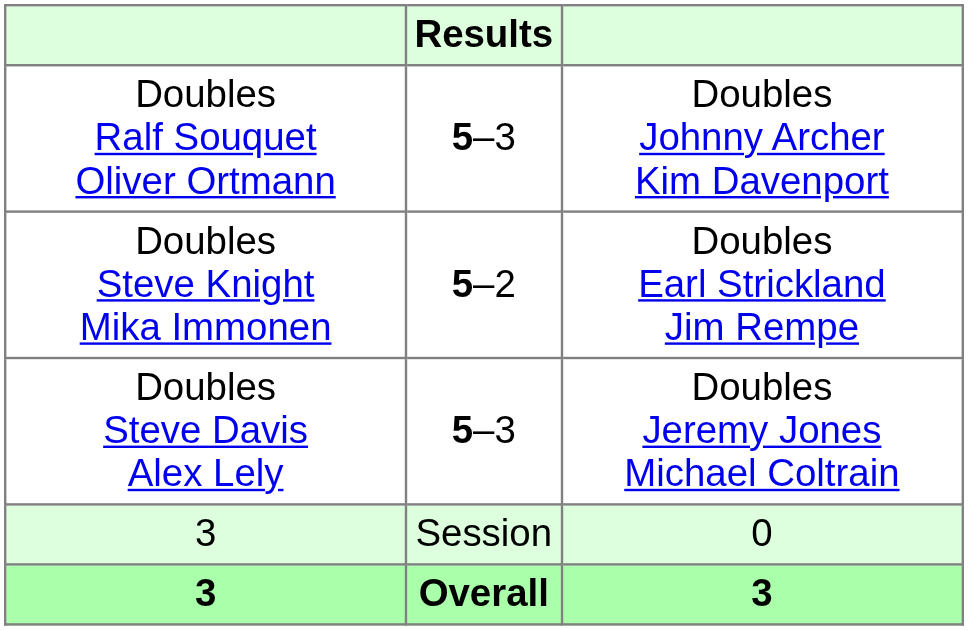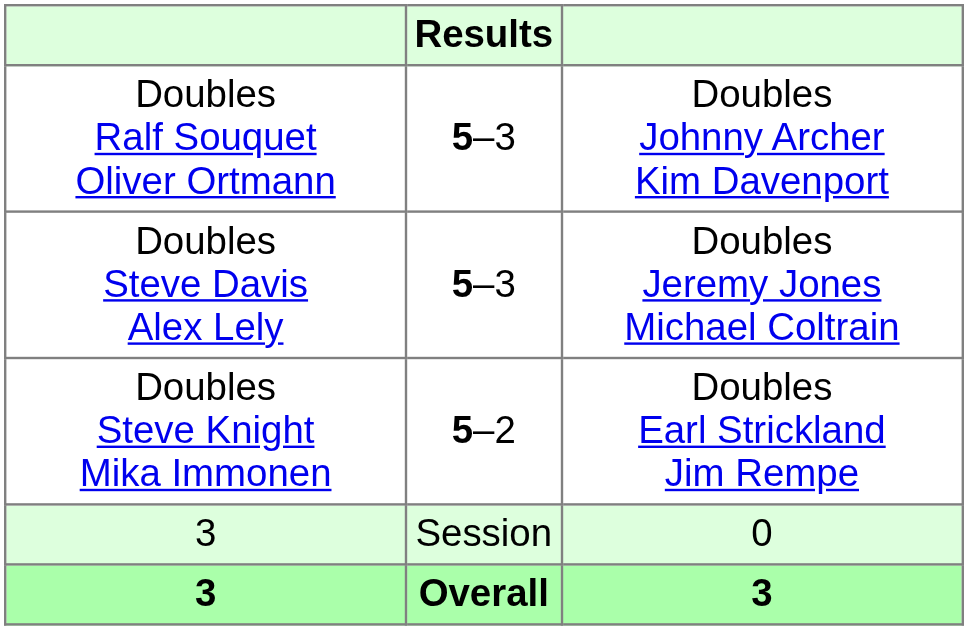rows swapped: (206, 284) <-> (206, 430)
